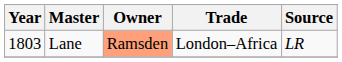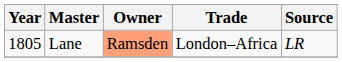(25, 43) 1803 -> (25, 43) 1805
